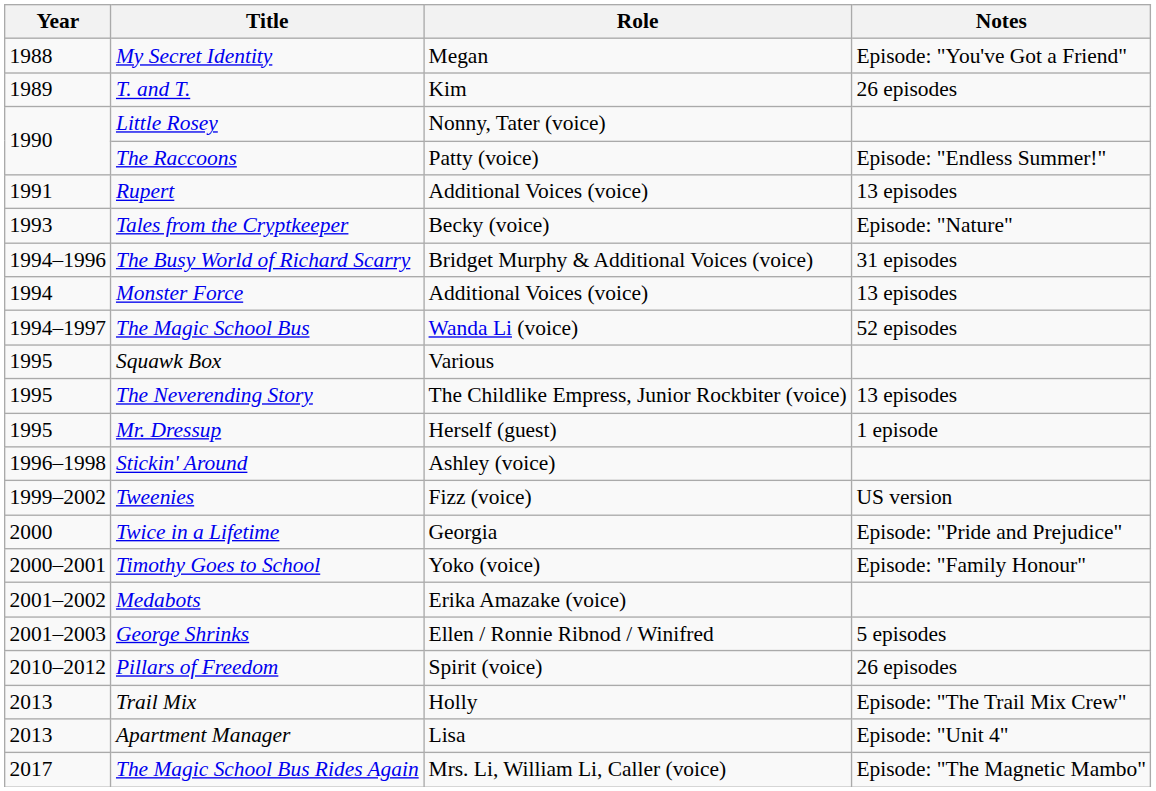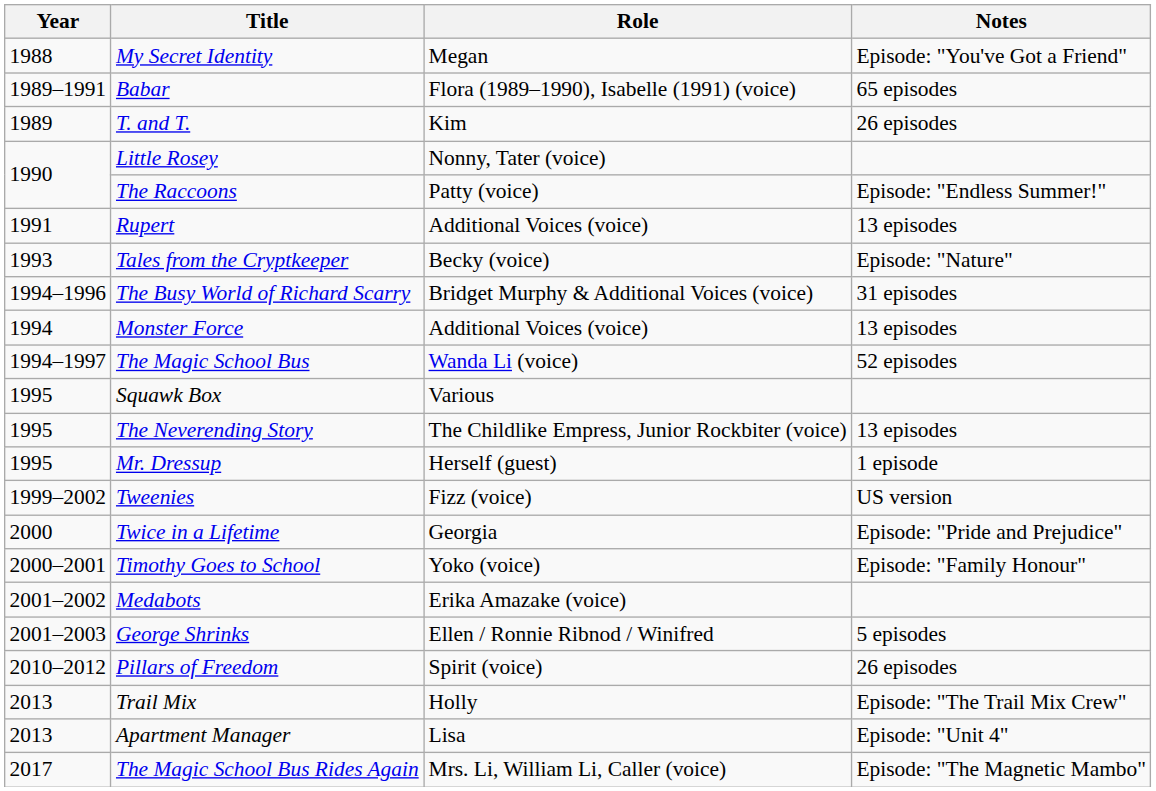+ row: (143, 89)
- row: (182, 463)
